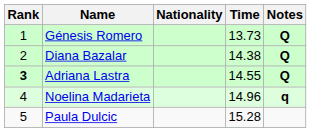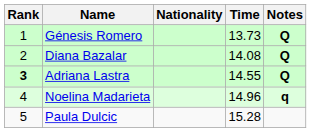(245, 55) 14.38 -> (245, 55) 14.08
